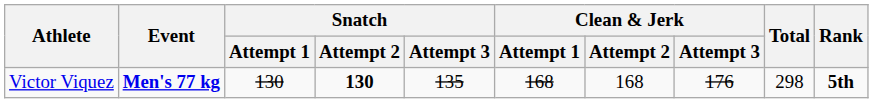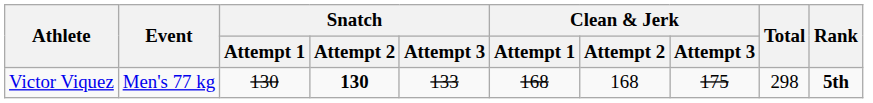(171, 82) bold -> (169, 82) normal
(449, 82) 135 -> (444, 82) 133
(719, 82) 176 -> (714, 82) 175
